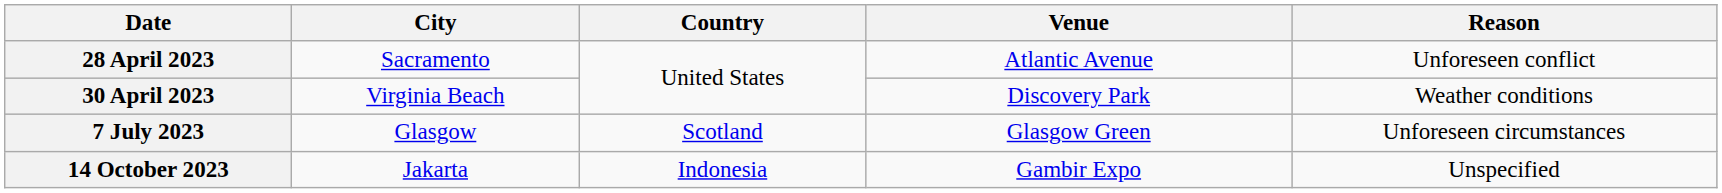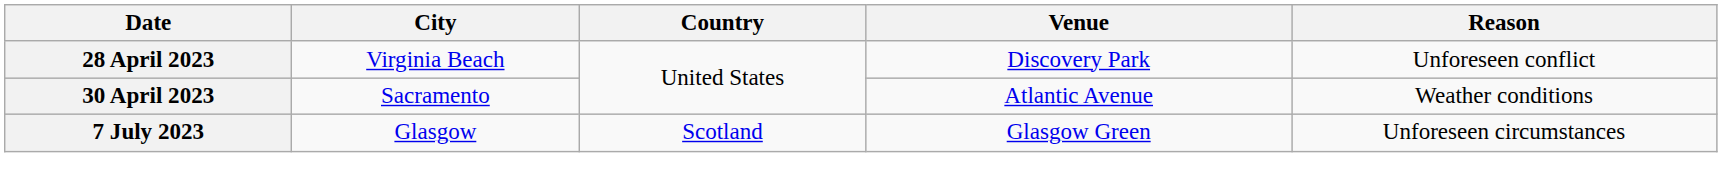(435, 59) Sacramento -> (435, 59) Virginia Beach
(1079, 59) Atlantic Avenue -> (1079, 59) Discovery Park
(435, 95) Virginia Beach -> (435, 95) Sacramento
(1079, 95) Discovery Park -> (1079, 95) Atlantic Avenue
- row: (148, 168)
